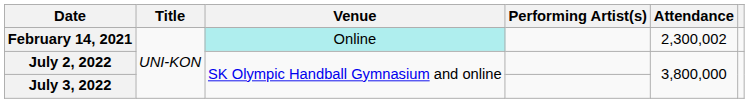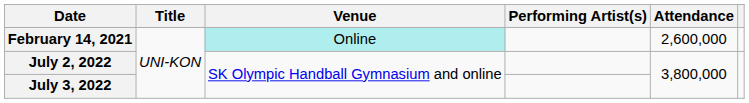(694, 39) 2,300,002 -> (694, 39) 2,600,000
